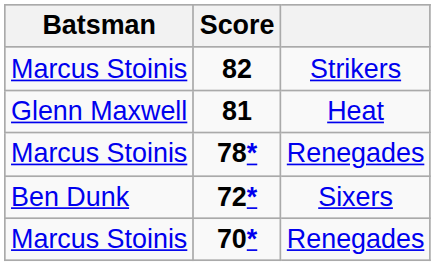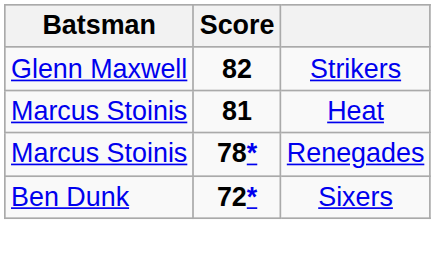(99, 68) Marcus Stoinis -> (99, 68) Glenn Maxwell
(99, 111) Glenn Maxwell -> (99, 111) Marcus Stoinis
- row: (237, 238)
